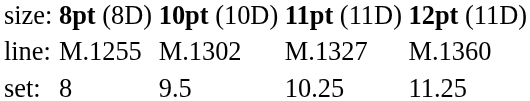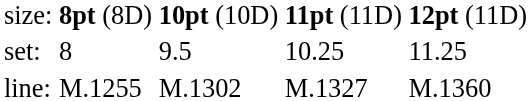rows swapped: (22, 88) <-> (27, 51)
